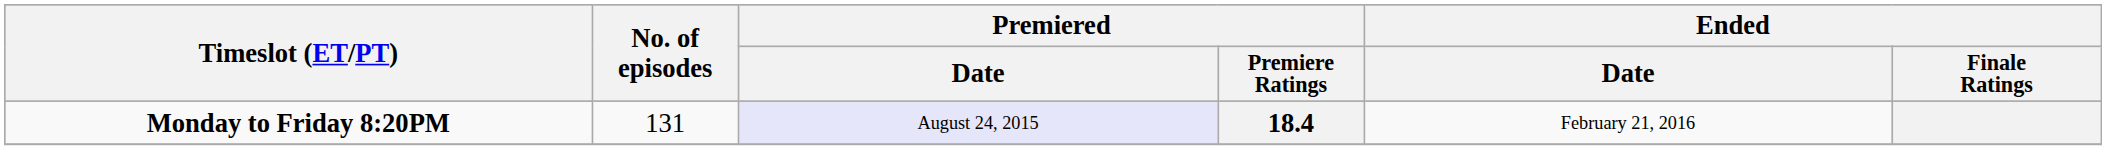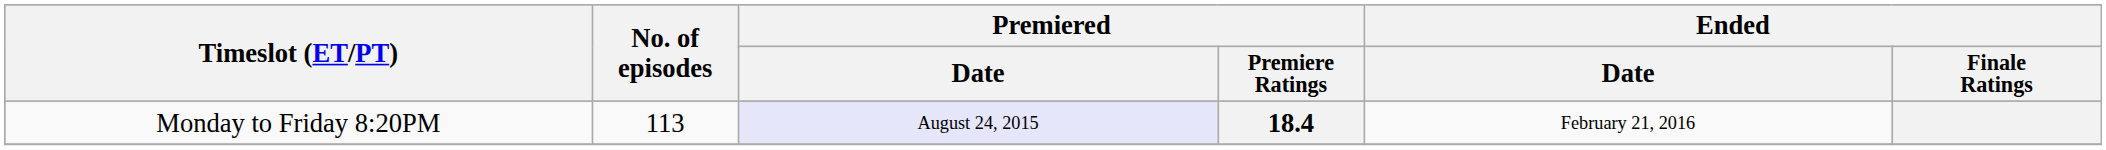(298, 122) bold -> (298, 122) normal
(665, 122) 131 -> (665, 122) 113
